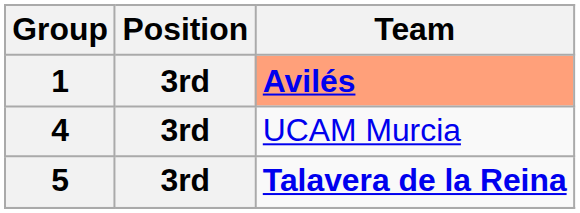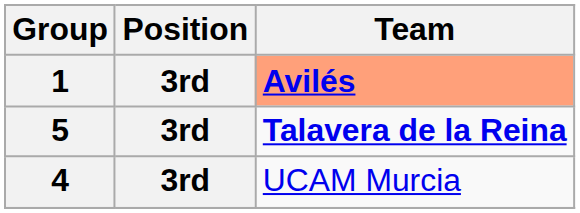rows swapped: (60, 130) <-> (60, 181)
